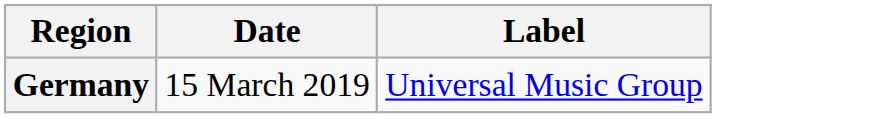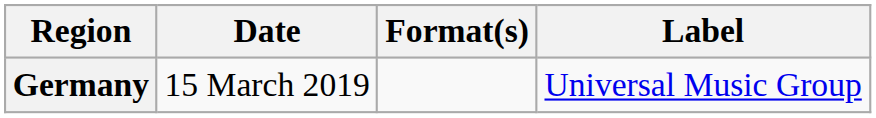+ column: (457, 31)
